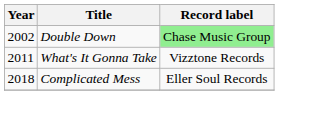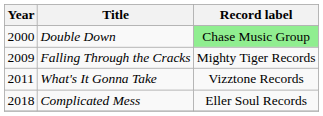(21, 36) 2002 -> (21, 36) 2000
+ row: (116, 57)
